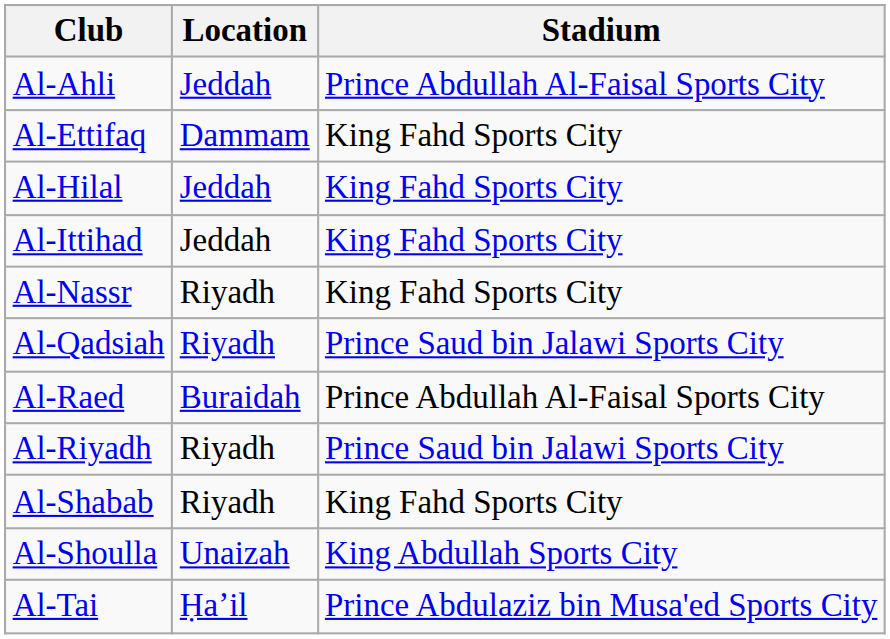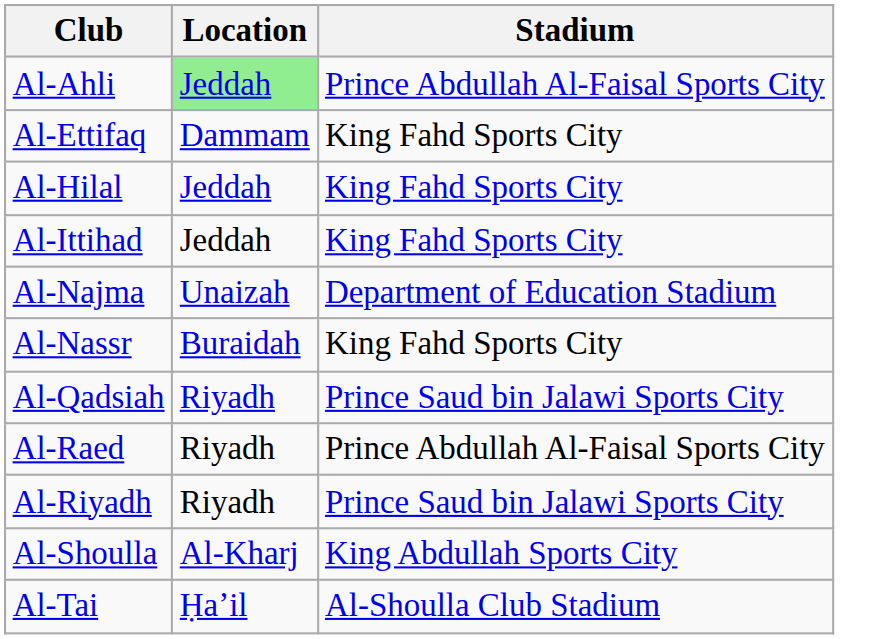(226, 82) no background -> (226, 82) lightgreen background
+ row: (79, 291)
(227, 291) Riyadh -> (240, 344) Buraidah
(240, 396) Buraidah -> (227, 448) Riyadh
- row: (83, 501)
(235, 553) Unaizah -> (239, 553) Al-Kharj
(601, 605) Prince Abdulaziz bin Musa'ed Sports City -> (492, 605) Al-Shoulla Club Stadium
